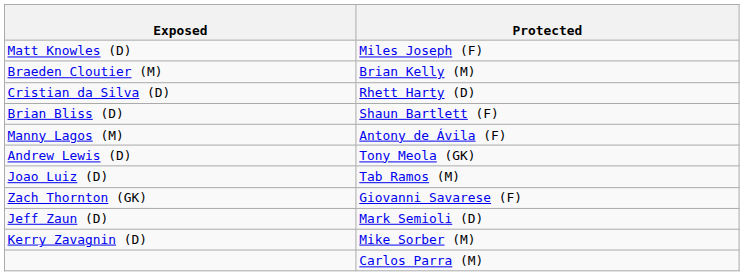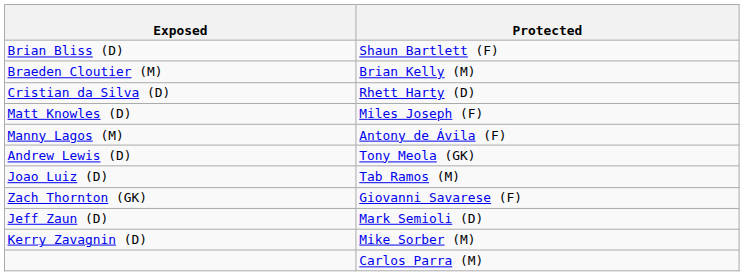rows swapped: (66, 114) <-> (70, 51)
